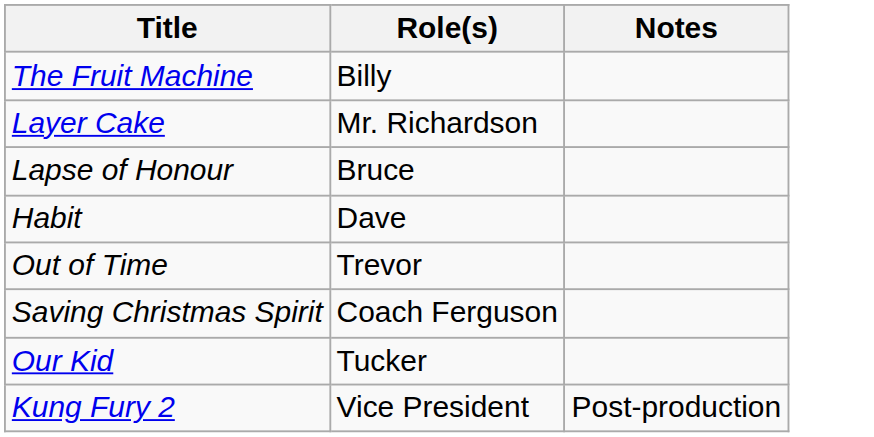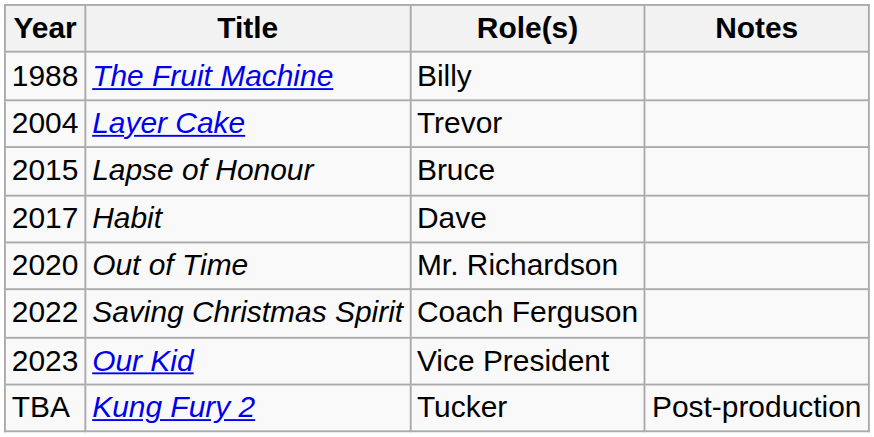+ column: (45, 28)
(437, 123) Mr. Richardson -> (460, 123) Trevor
(379, 265) Trevor -> (518, 265) Mr. Richardson
(382, 360) Tucker -> (513, 360) Vice President
(433, 407) Vice President -> (462, 407) Tucker
